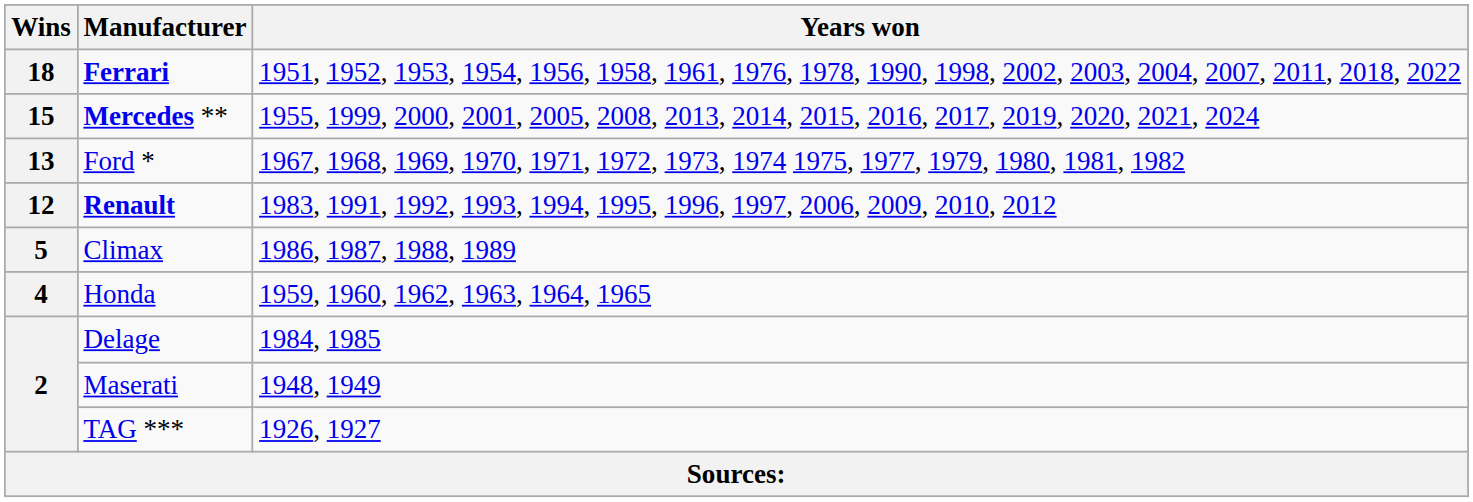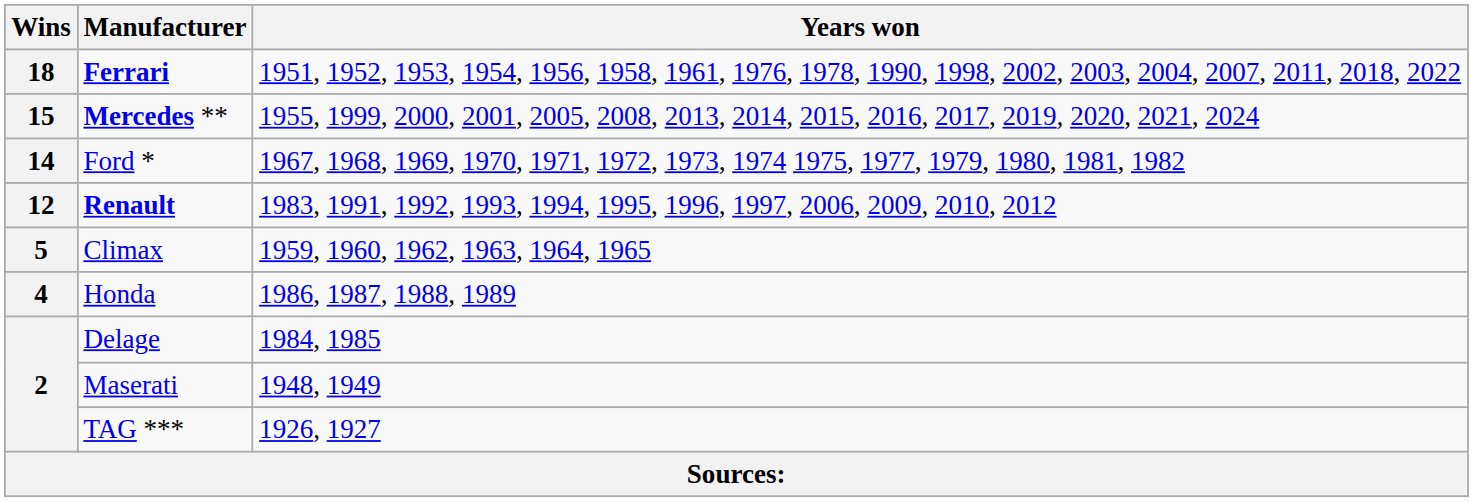(41, 160) 13 -> (41, 160) 14
(388, 250) 1986, 1987, 1988, 1989 -> (455, 250) 1959, 1960, 1962, 1963, 1964, 1965
(455, 294) 1959, 1960, 1962, 1963, 1964, 1965 -> (388, 294) 1986, 1987, 1988, 1989
